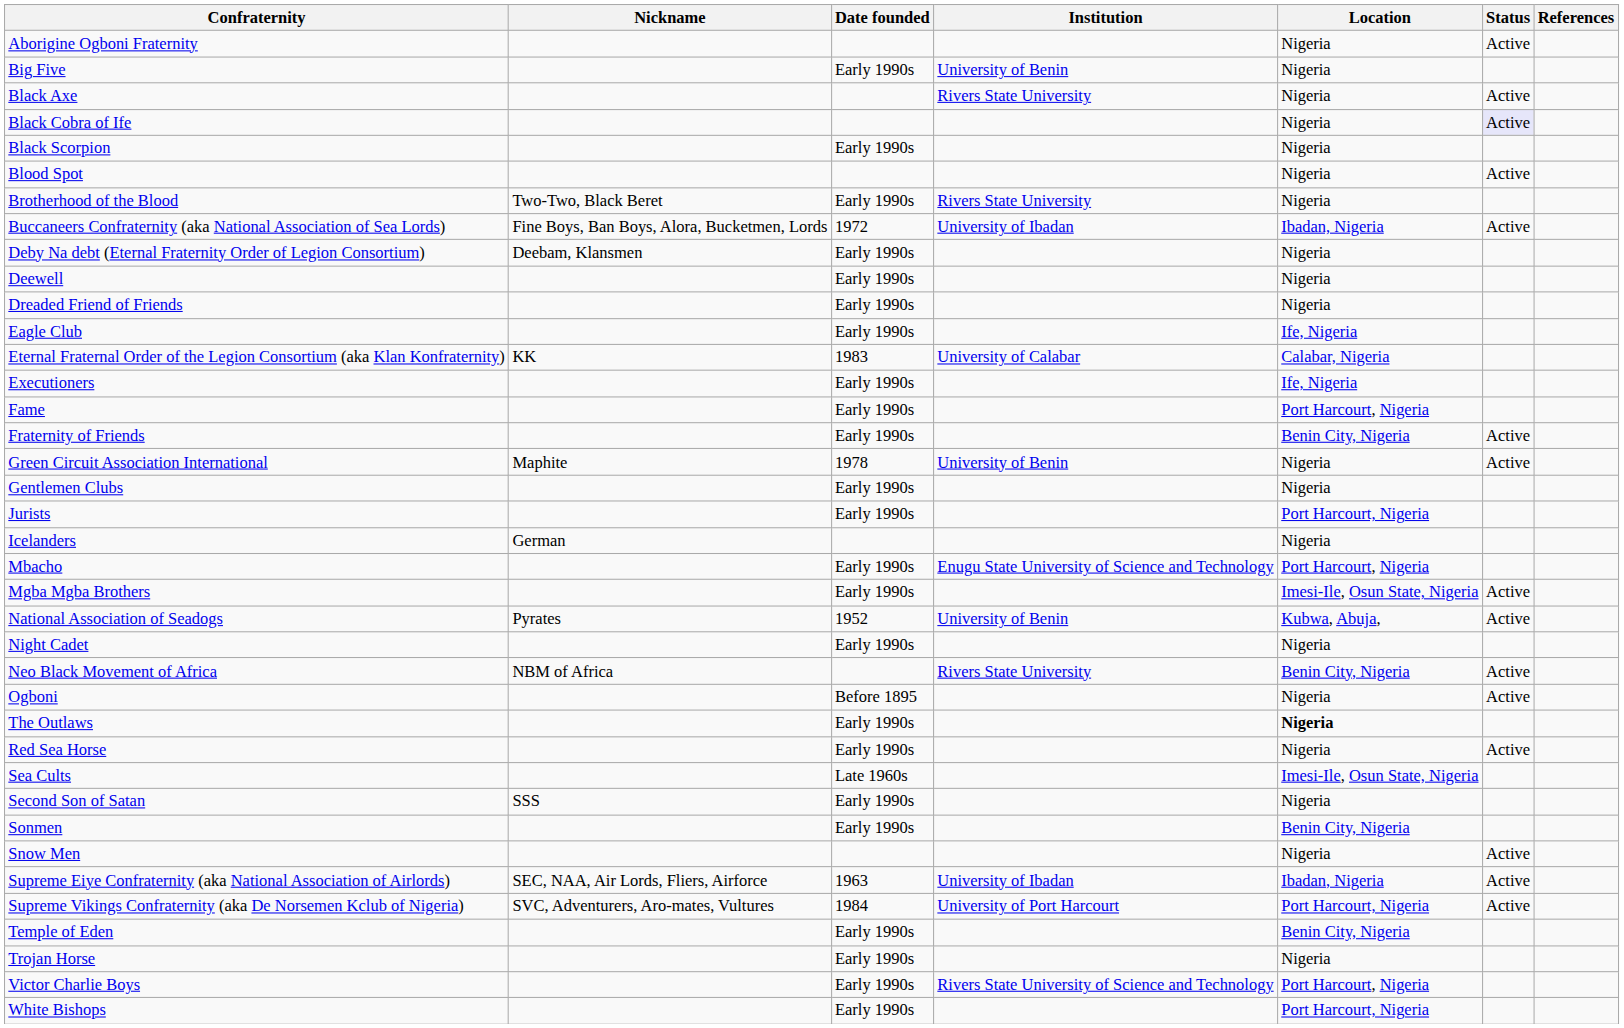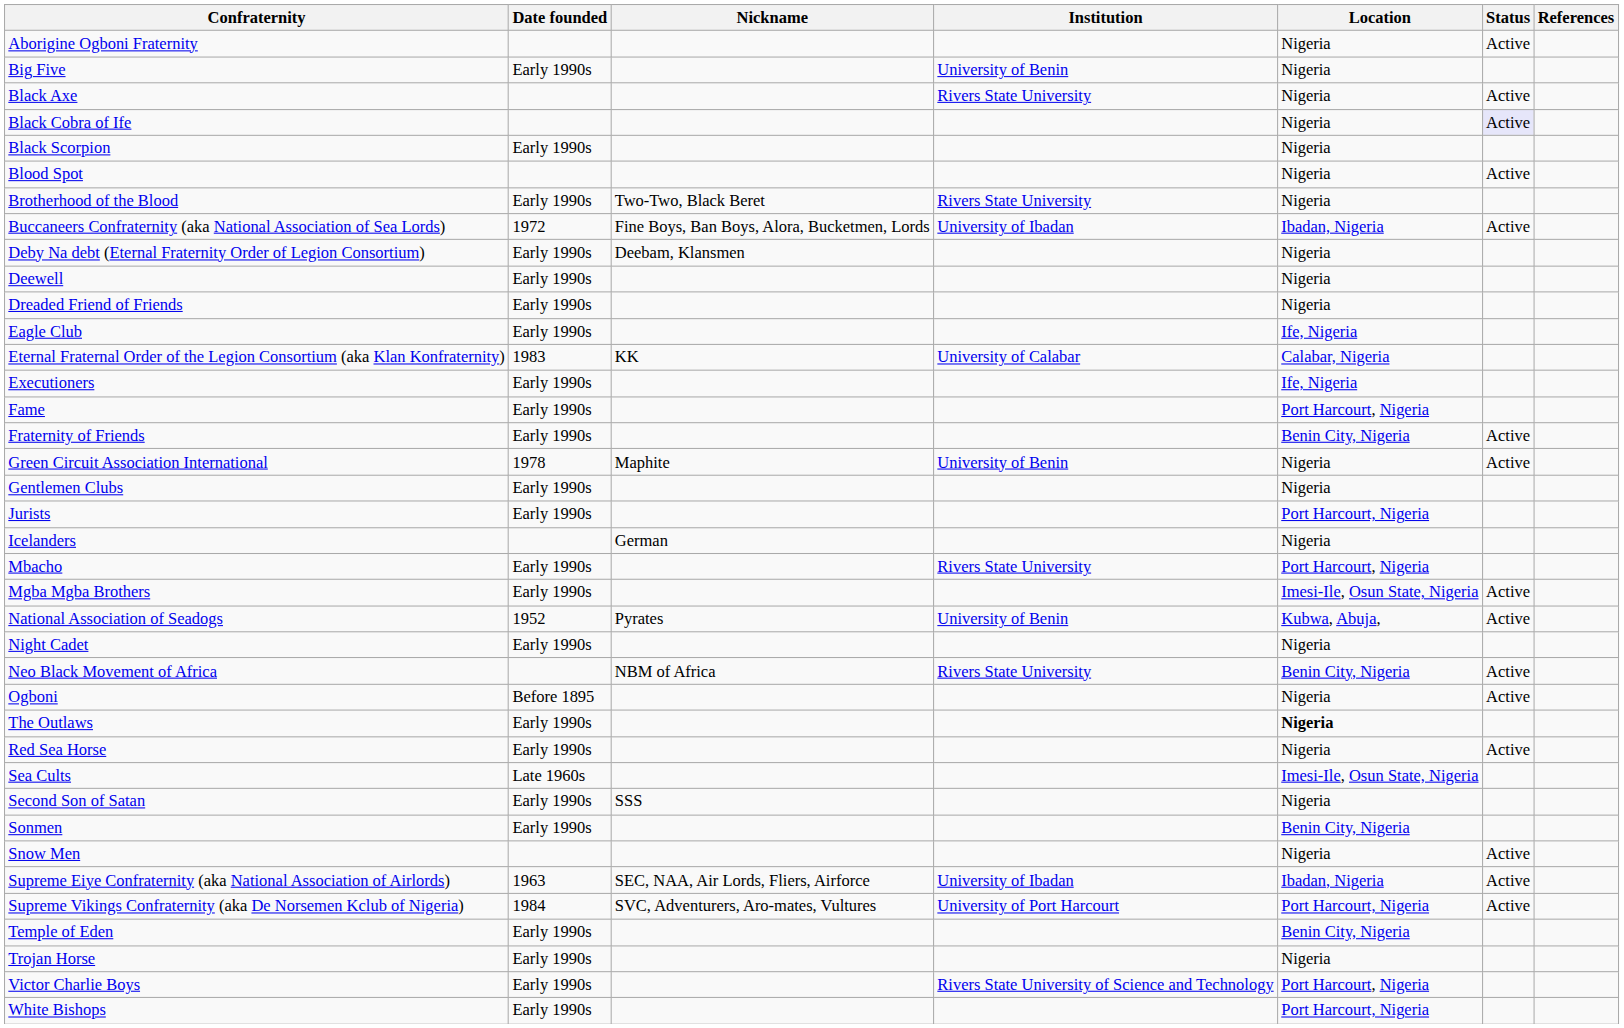columns swapped: (670, 17) <-> (882, 17)
(1105, 566) Enugu State University of Science and Technology -> (1014, 566) Rivers State University
